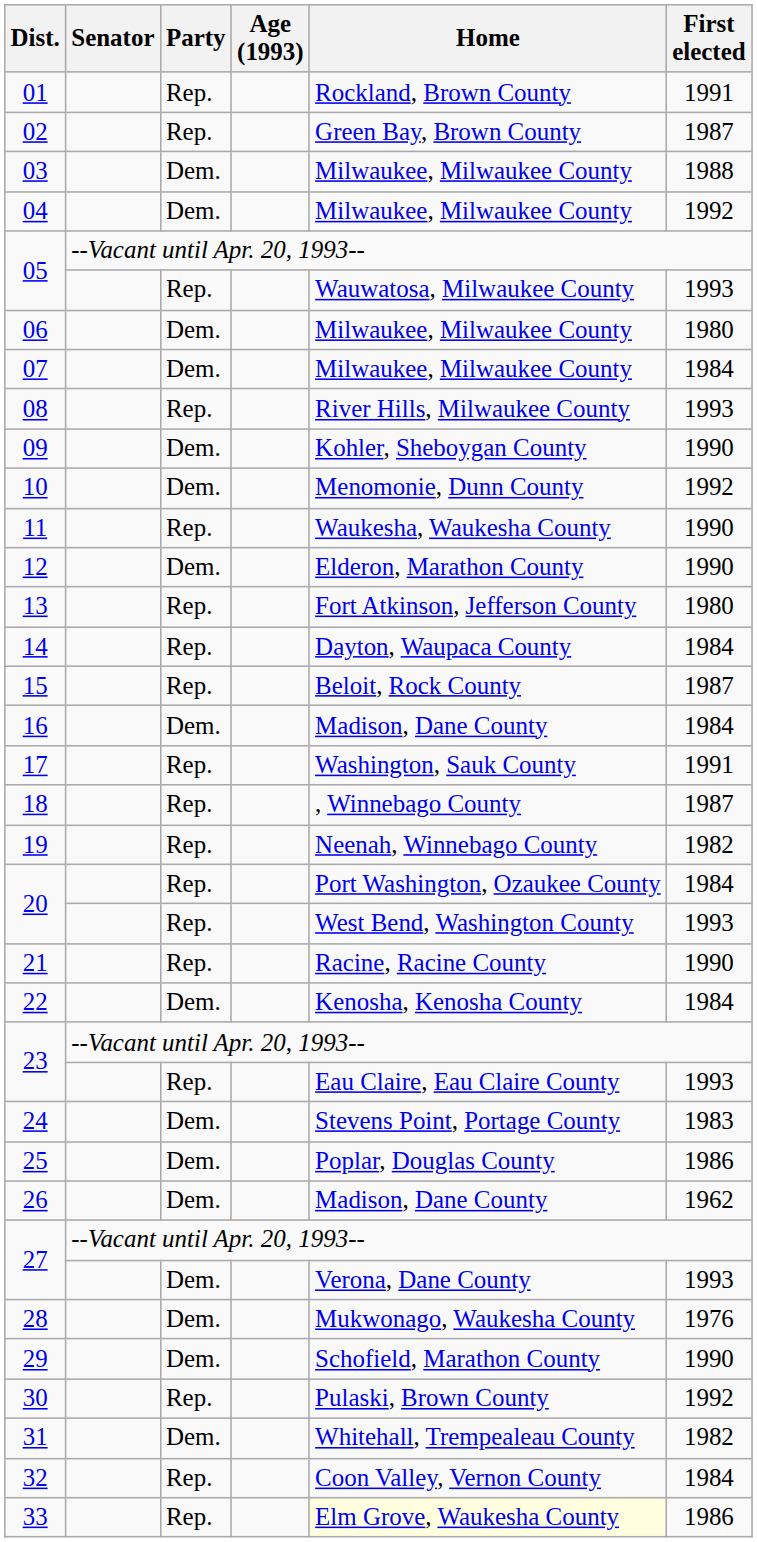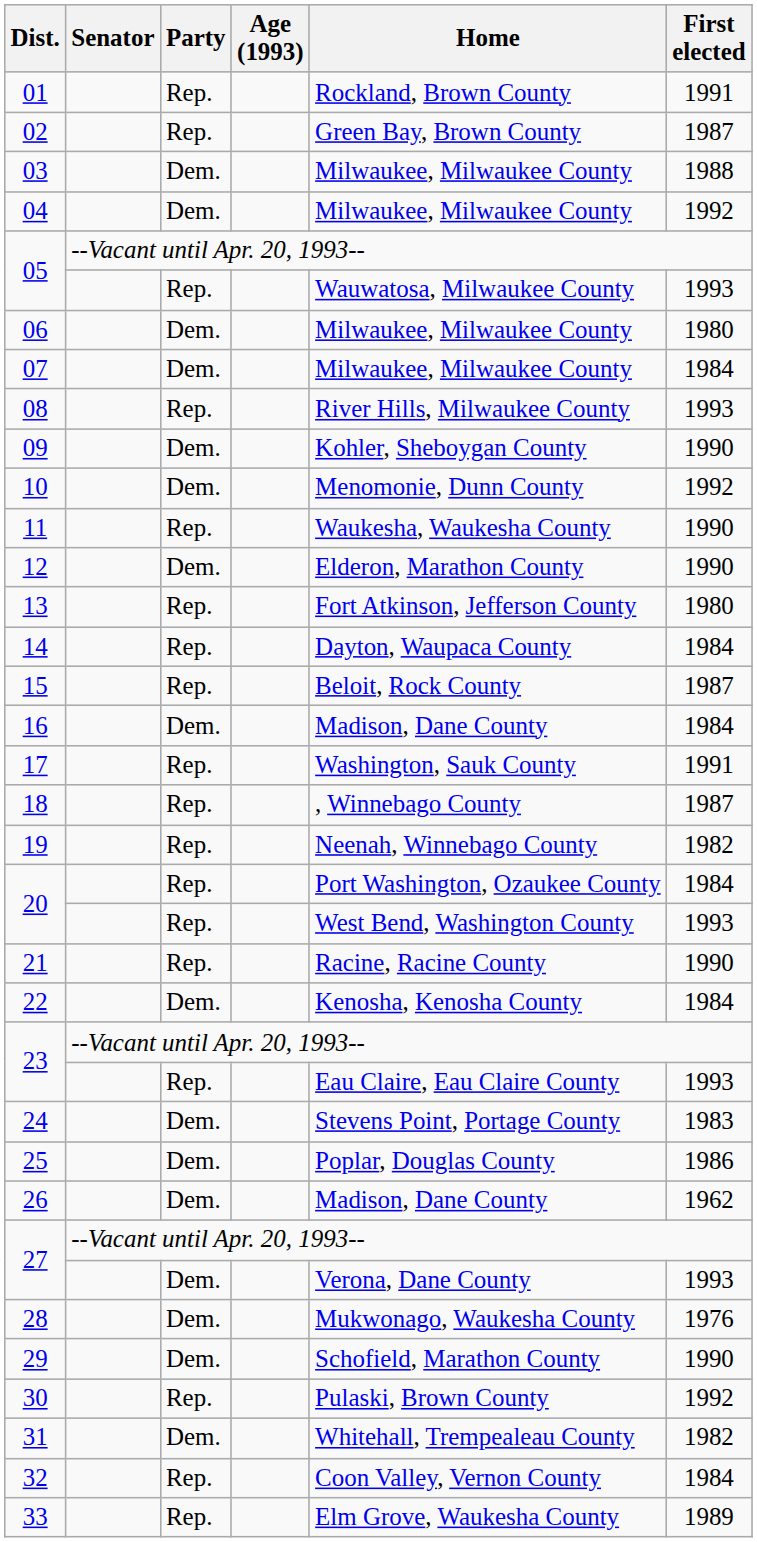(467, 1517) lightyellow background -> (467, 1517) no background
(709, 1517) 1986 -> (709, 1517) 1989
